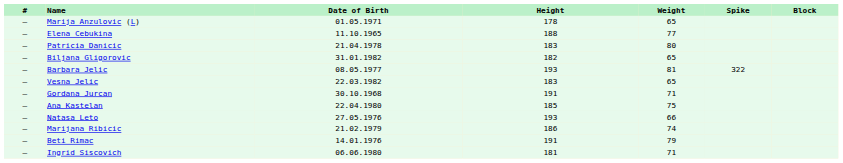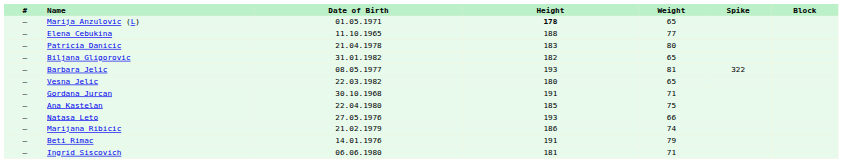(550, 22) normal -> (550, 22) bold
(550, 81) 183 -> (550, 81) 180
